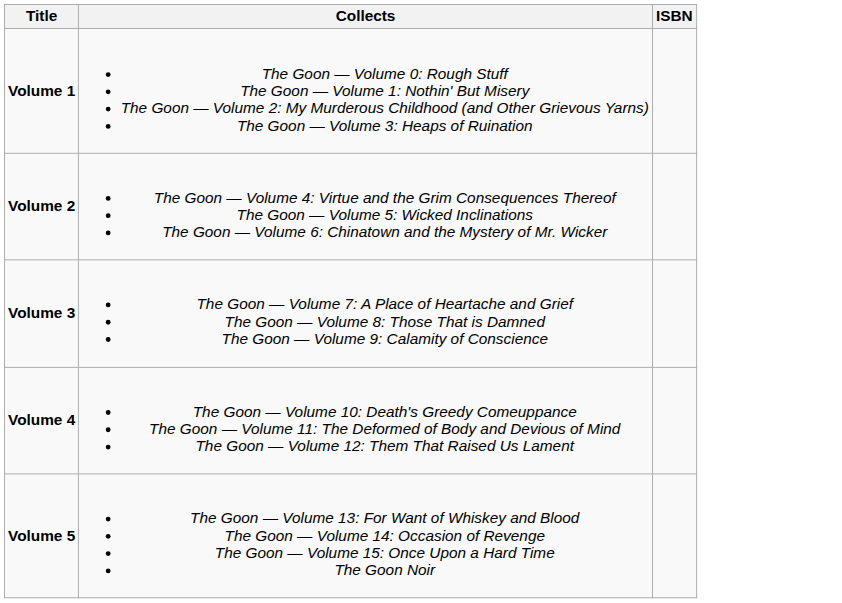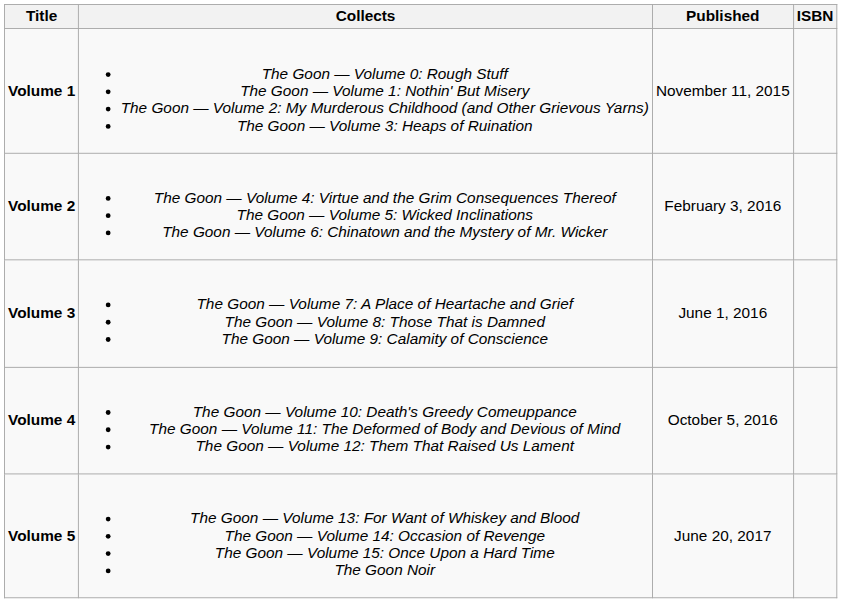+ column: (723, 16)
